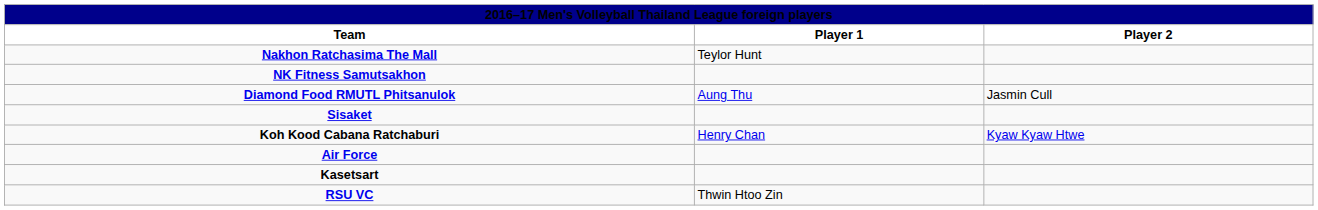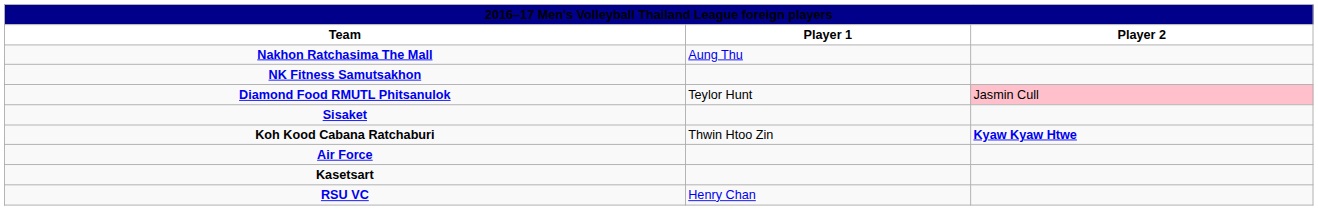(730, 55) Teylor Hunt -> (716, 55) Aung Thu
(725, 95) Aung Thu -> (720, 95) Teylor Hunt
(1019, 95) no background -> (1006, 95) pink background
(731, 135) Henry Chan -> (731, 135) Thwin Htoo Zin
(1036, 135) normal -> (1025, 135) bold
(740, 195) Thwin Htoo Zin -> (722, 195) Henry Chan
